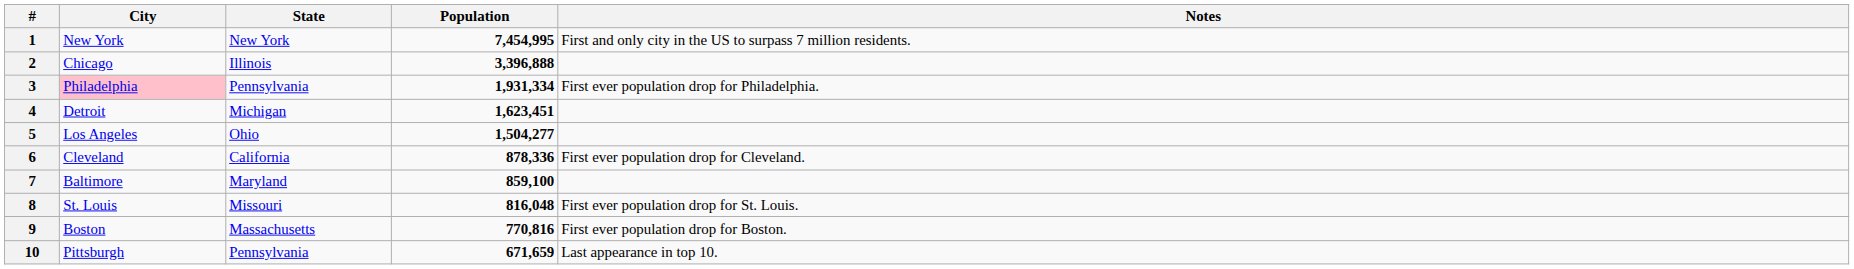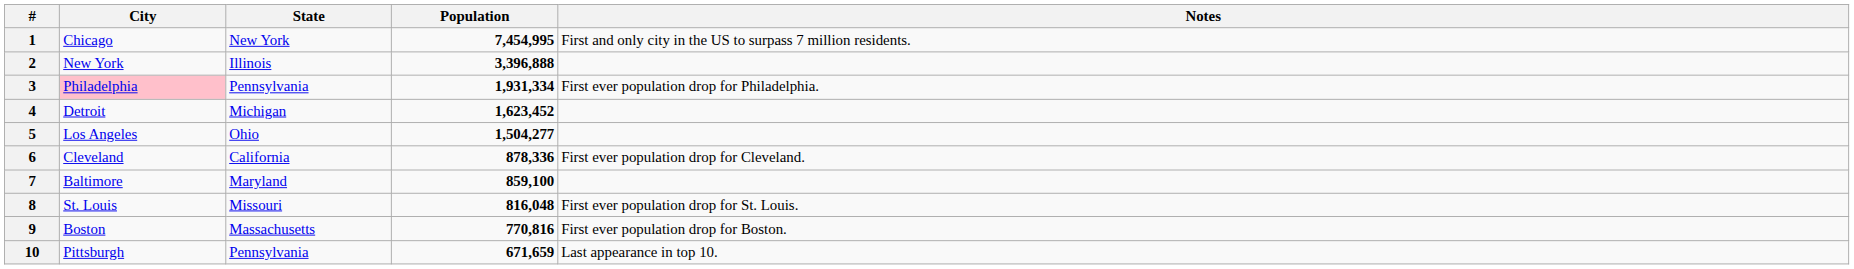(93, 39) New York -> (88, 39) Chicago
(88, 63) Chicago -> (93, 63) New York
(525, 110) 1,623,451 -> (525, 110) 1,623,452
